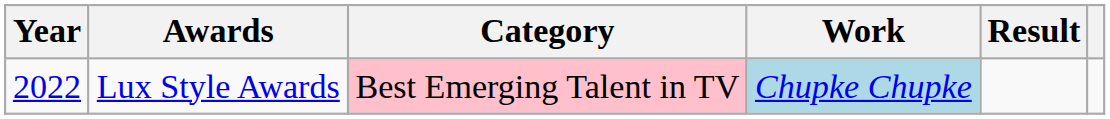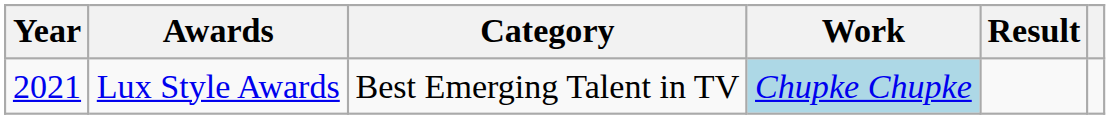(47, 85) 2022 -> (47, 85) 2021
(547, 85) pink background -> (547, 85) no background
